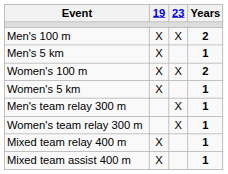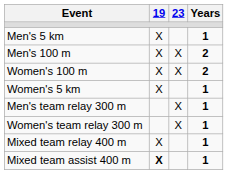rows swapped: (39, 36) <-> (35, 54)
(159, 160) normal -> (159, 160) bold
